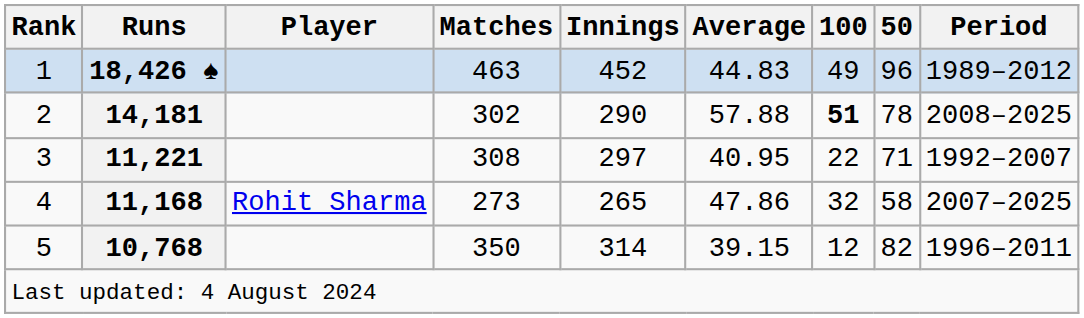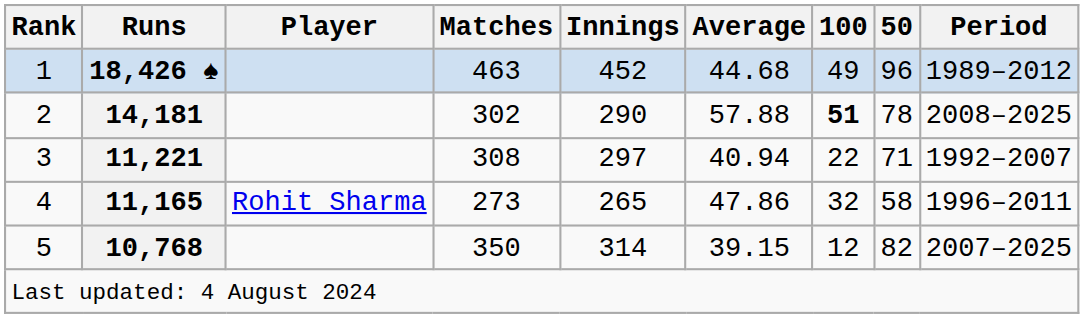(749, 71) 44.83 -> (749, 71) 44.68
(749, 159) 40.95 -> (749, 159) 40.94
(154, 203) 11,168 -> (154, 203) 11,165
(999, 203) 2007–2025 -> (999, 203) 1996–2011
(999, 247) 1996–2011 -> (999, 247) 2007–2025
